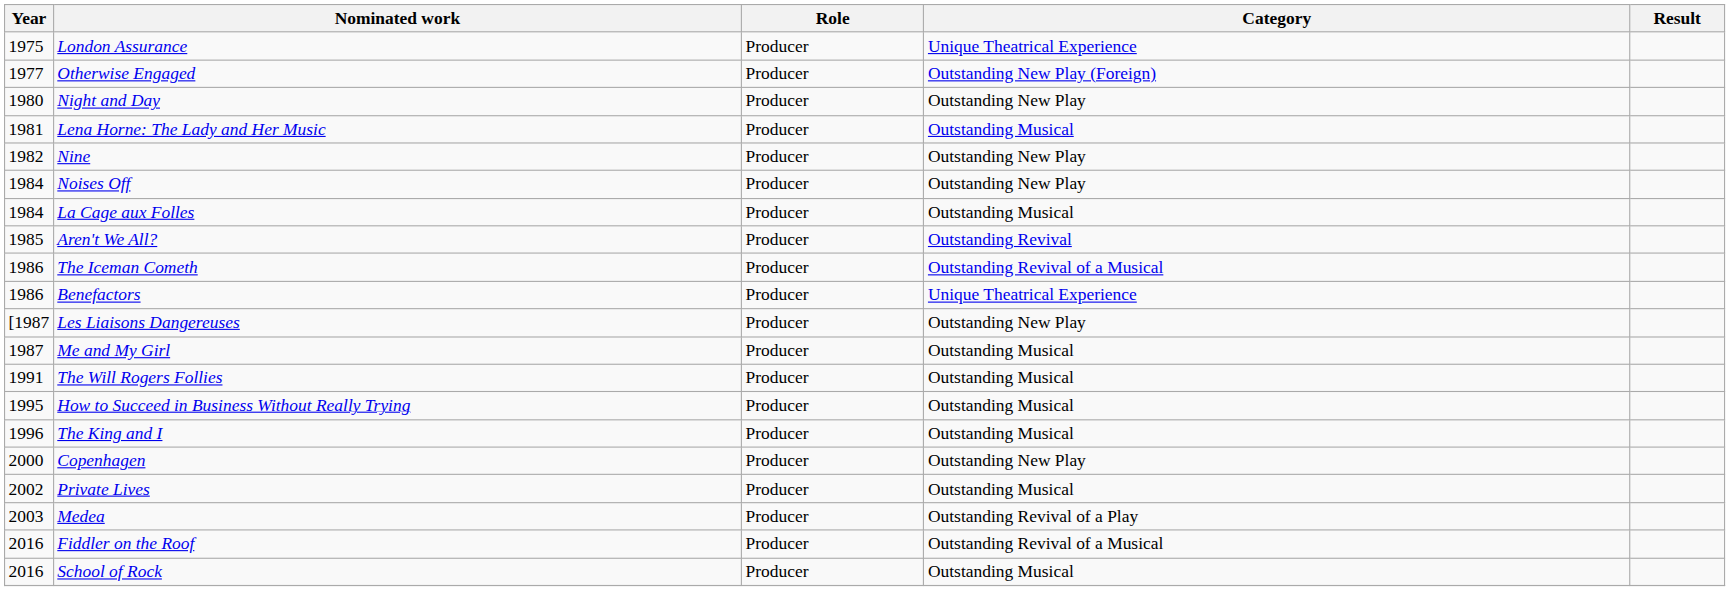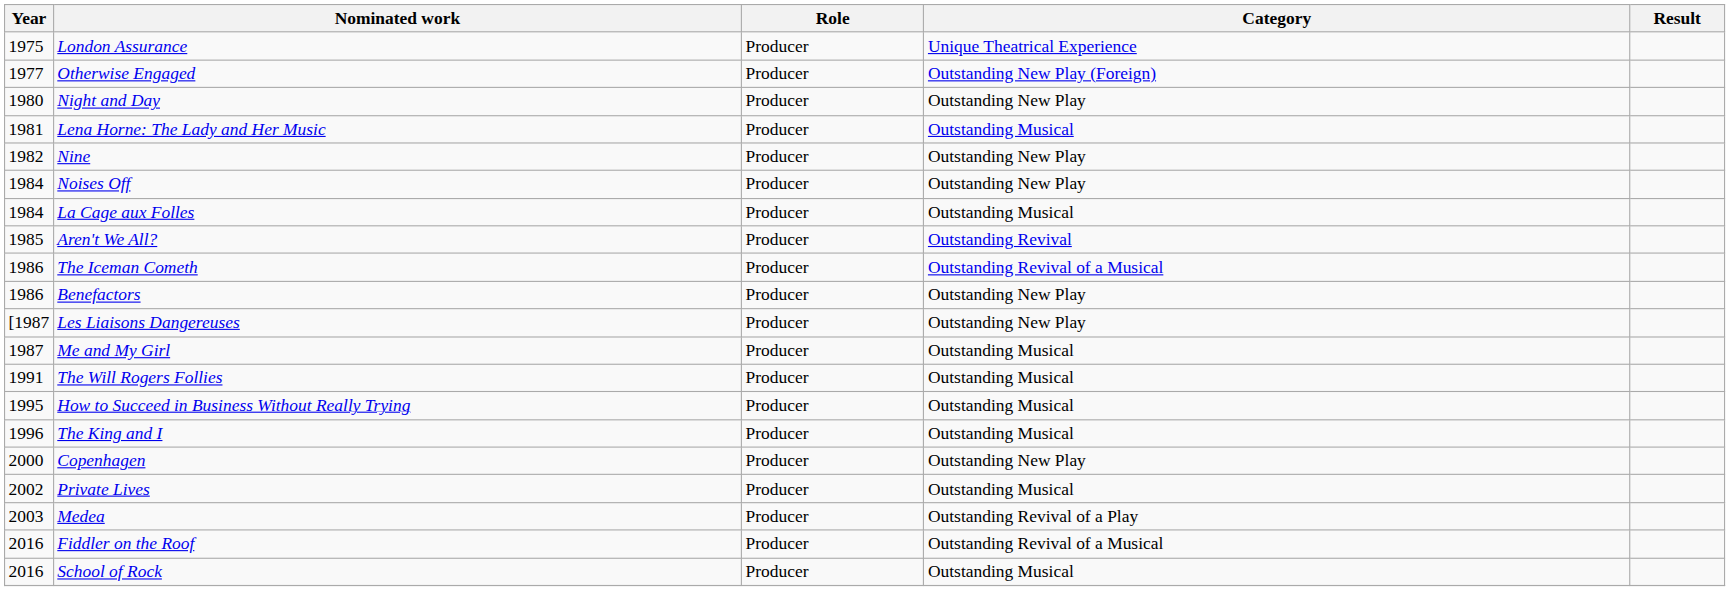(1032, 294) Unique Theatrical Experience -> (1007, 294) Outstanding New Play
